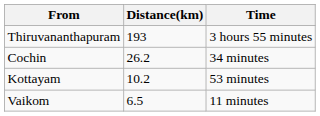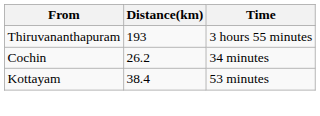(138, 79) 10.2 -> (138, 79) 38.4
- row: (28, 100)
